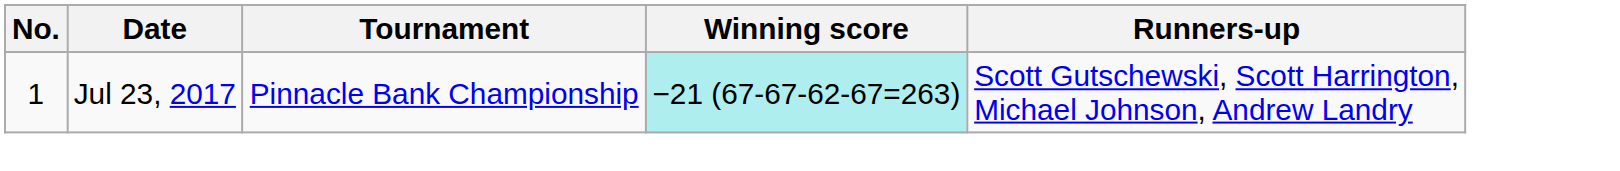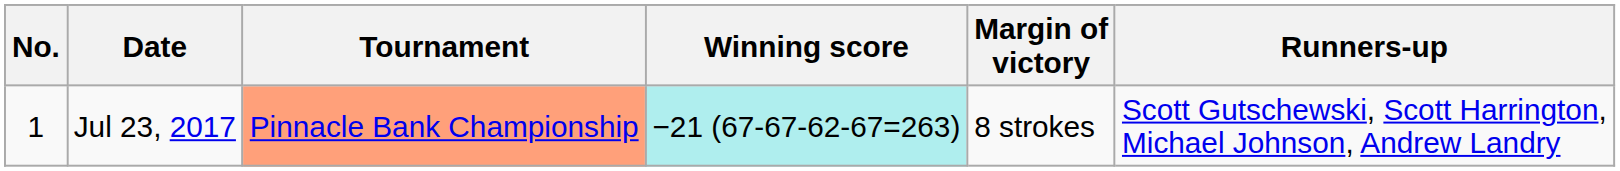+ column: (1041, 45)
(444, 93) no background -> (444, 126) lightsalmon background
